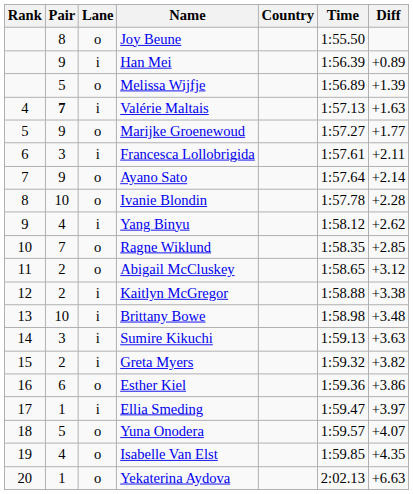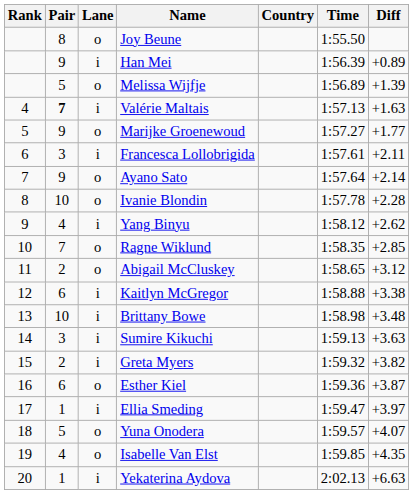(62, 293) 2 -> (62, 293) 6
(388, 385) +3.86 -> (388, 385) +3.87
(98, 477) o -> (98, 477) i
